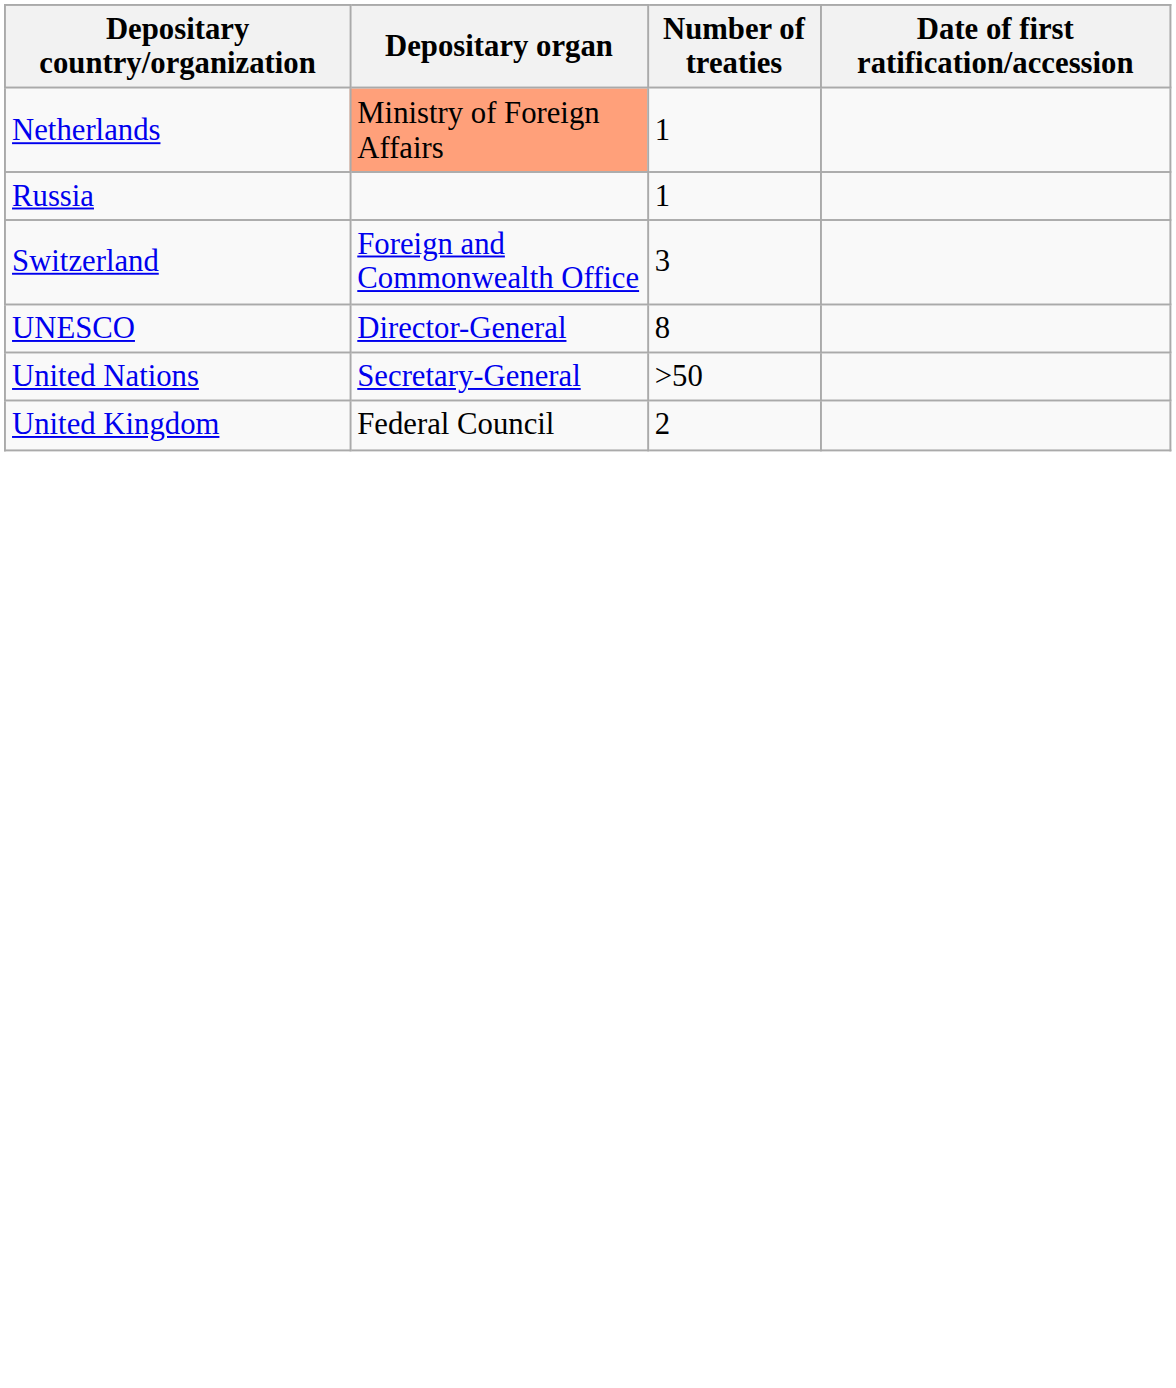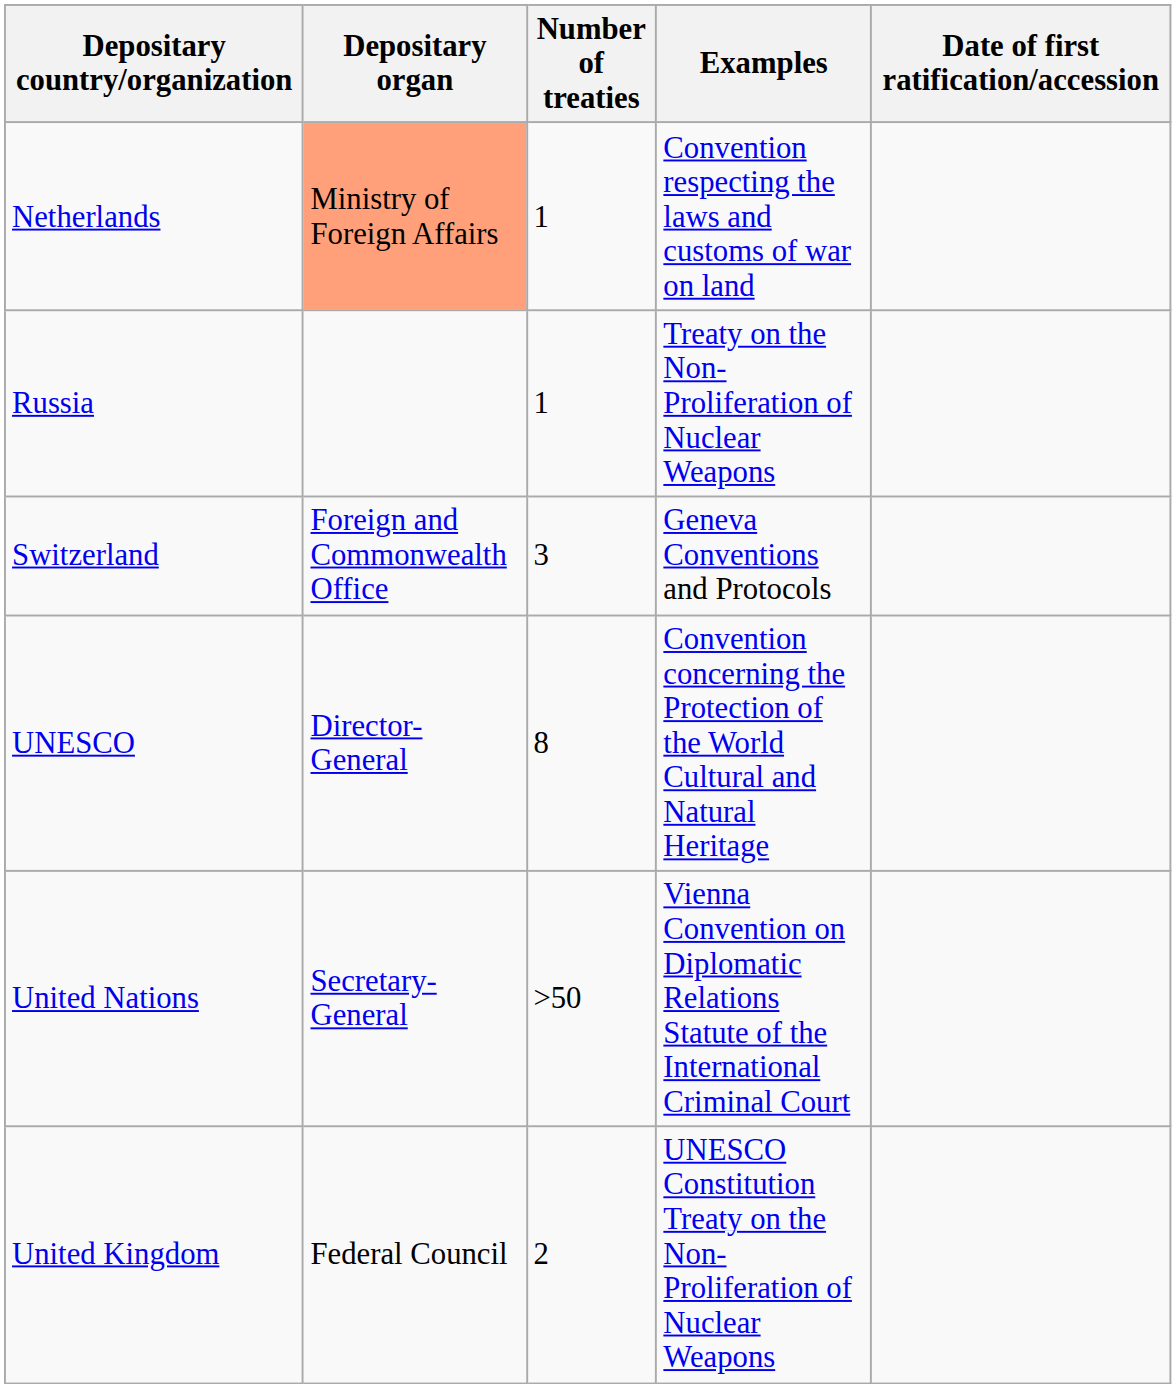+ column: (764, 63)
